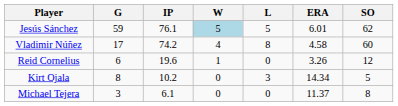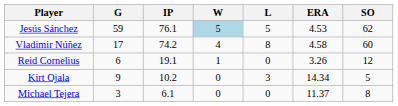(318, 28) 6.01 -> (318, 28) 4.53
(168, 61) 19.6 -> (168, 61) 19.1
(118, 77) 8 -> (118, 77) 9
